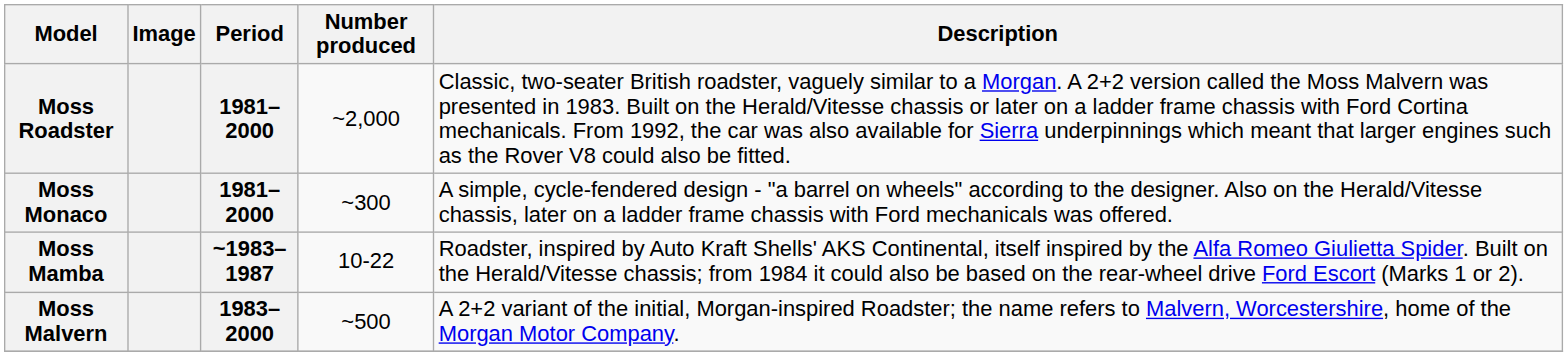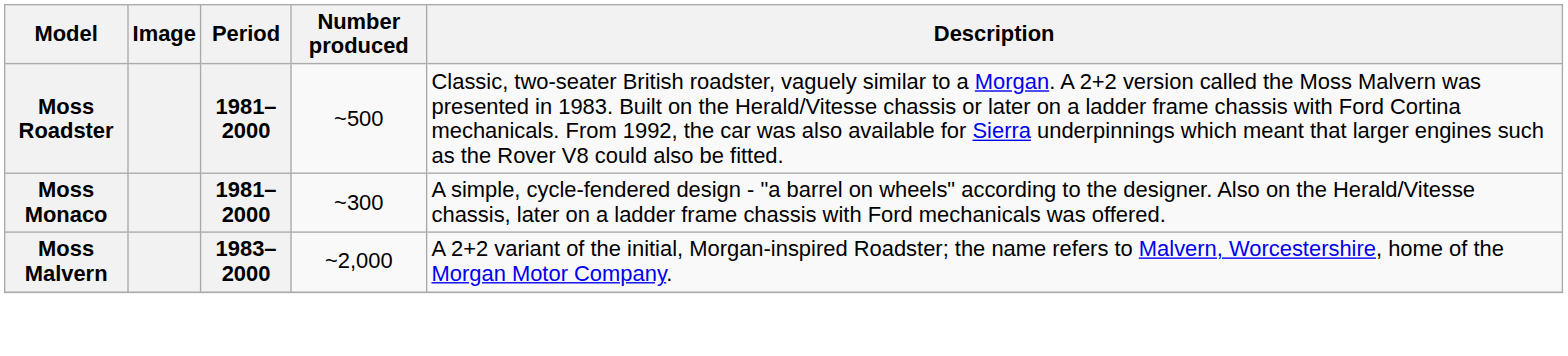(366, 118) ~2,000 -> (359, 118) ~500
- row: (66, 261)
(366, 321) ~500 -> (359, 261) ~2,000
